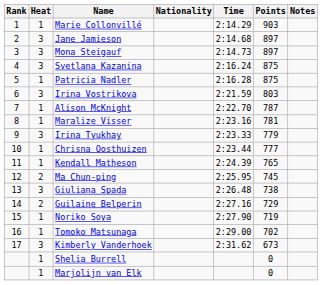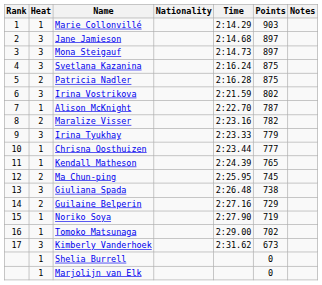(41, 80) 1 -> (41, 80) 2
(271, 94) 803 -> (271, 94) 802
(41, 121) 1 -> (41, 121) 2
(271, 121) 781 -> (271, 121) 782
